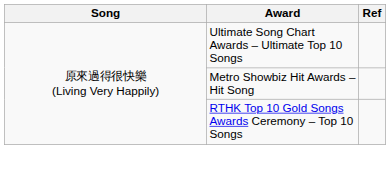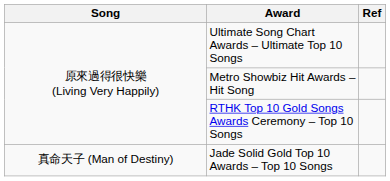+ row: (271, 160)
